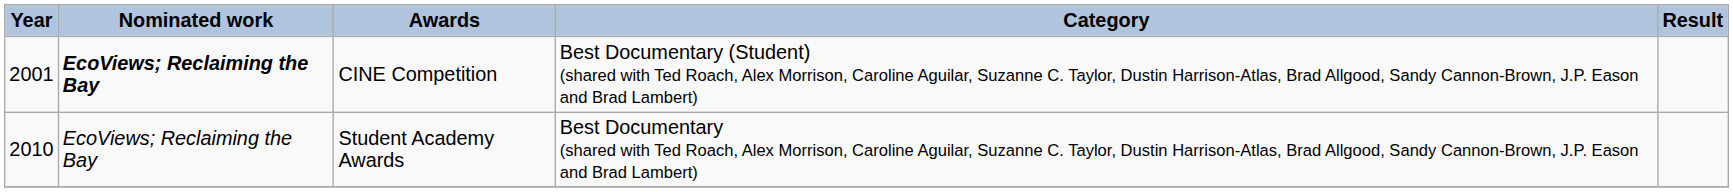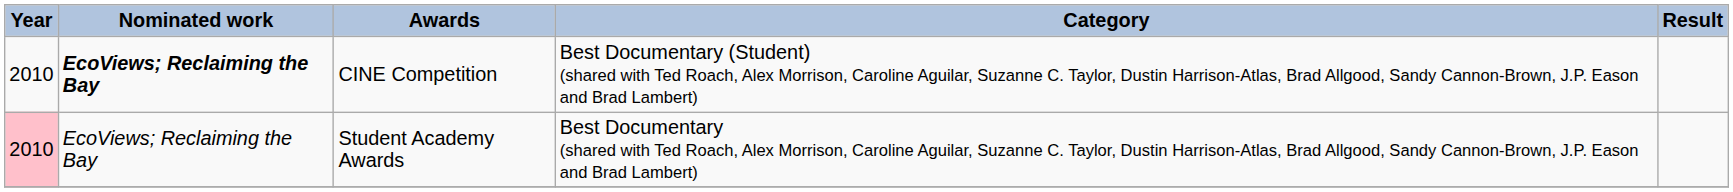(31, 74) 2001 -> (31, 74) 2010
(31, 150) no background -> (31, 150) pink background
